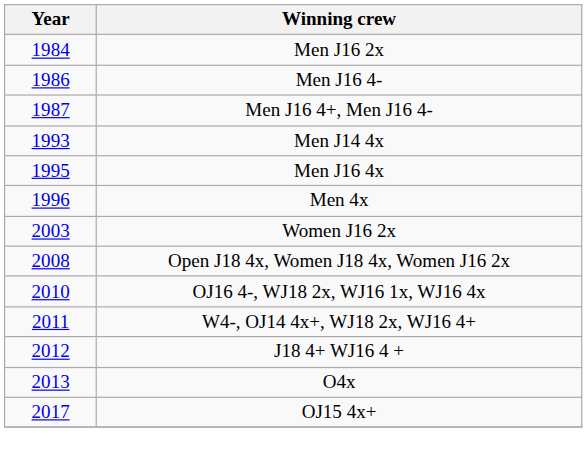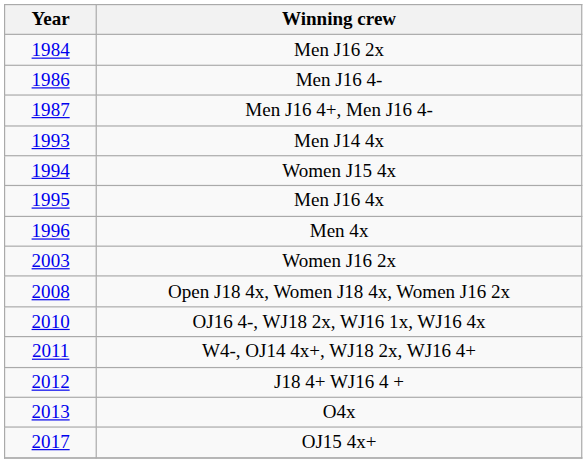+ row: (339, 170)
